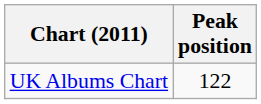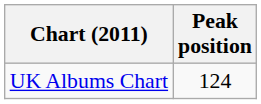(215, 80) 122 -> (215, 80) 124
